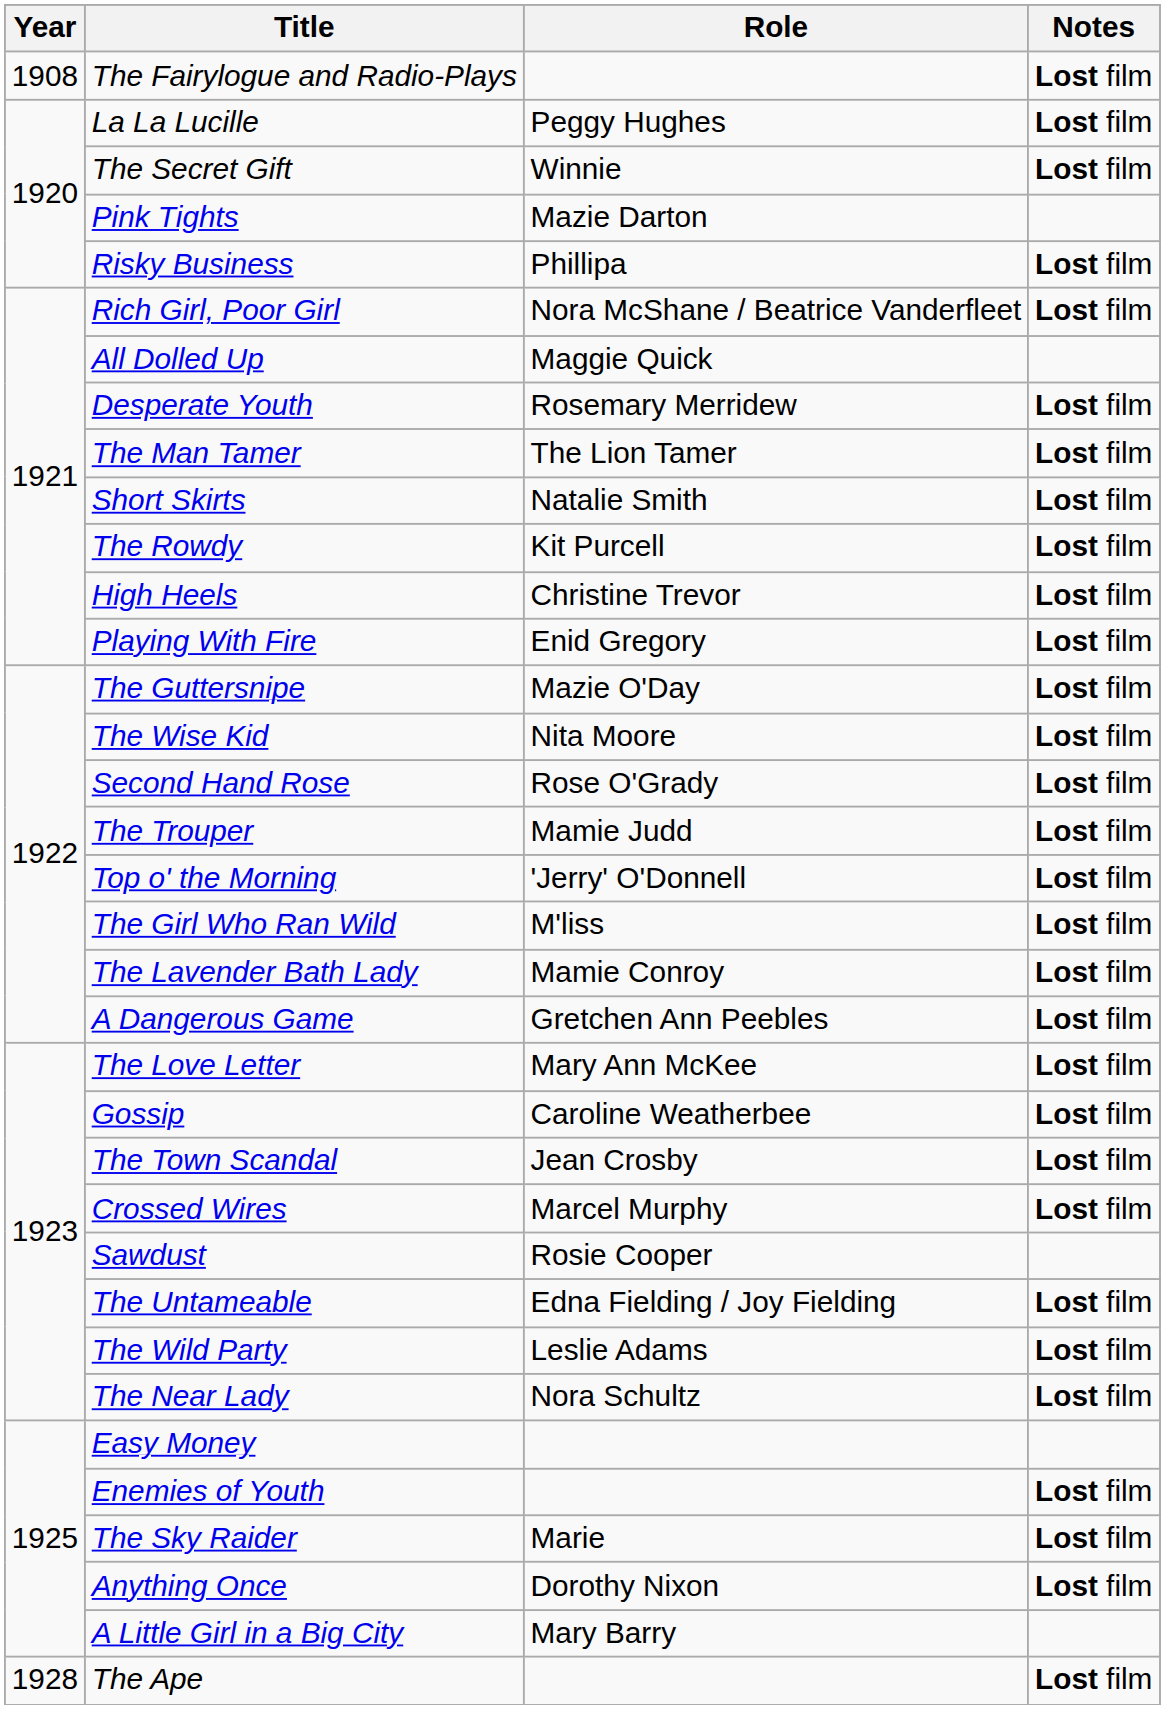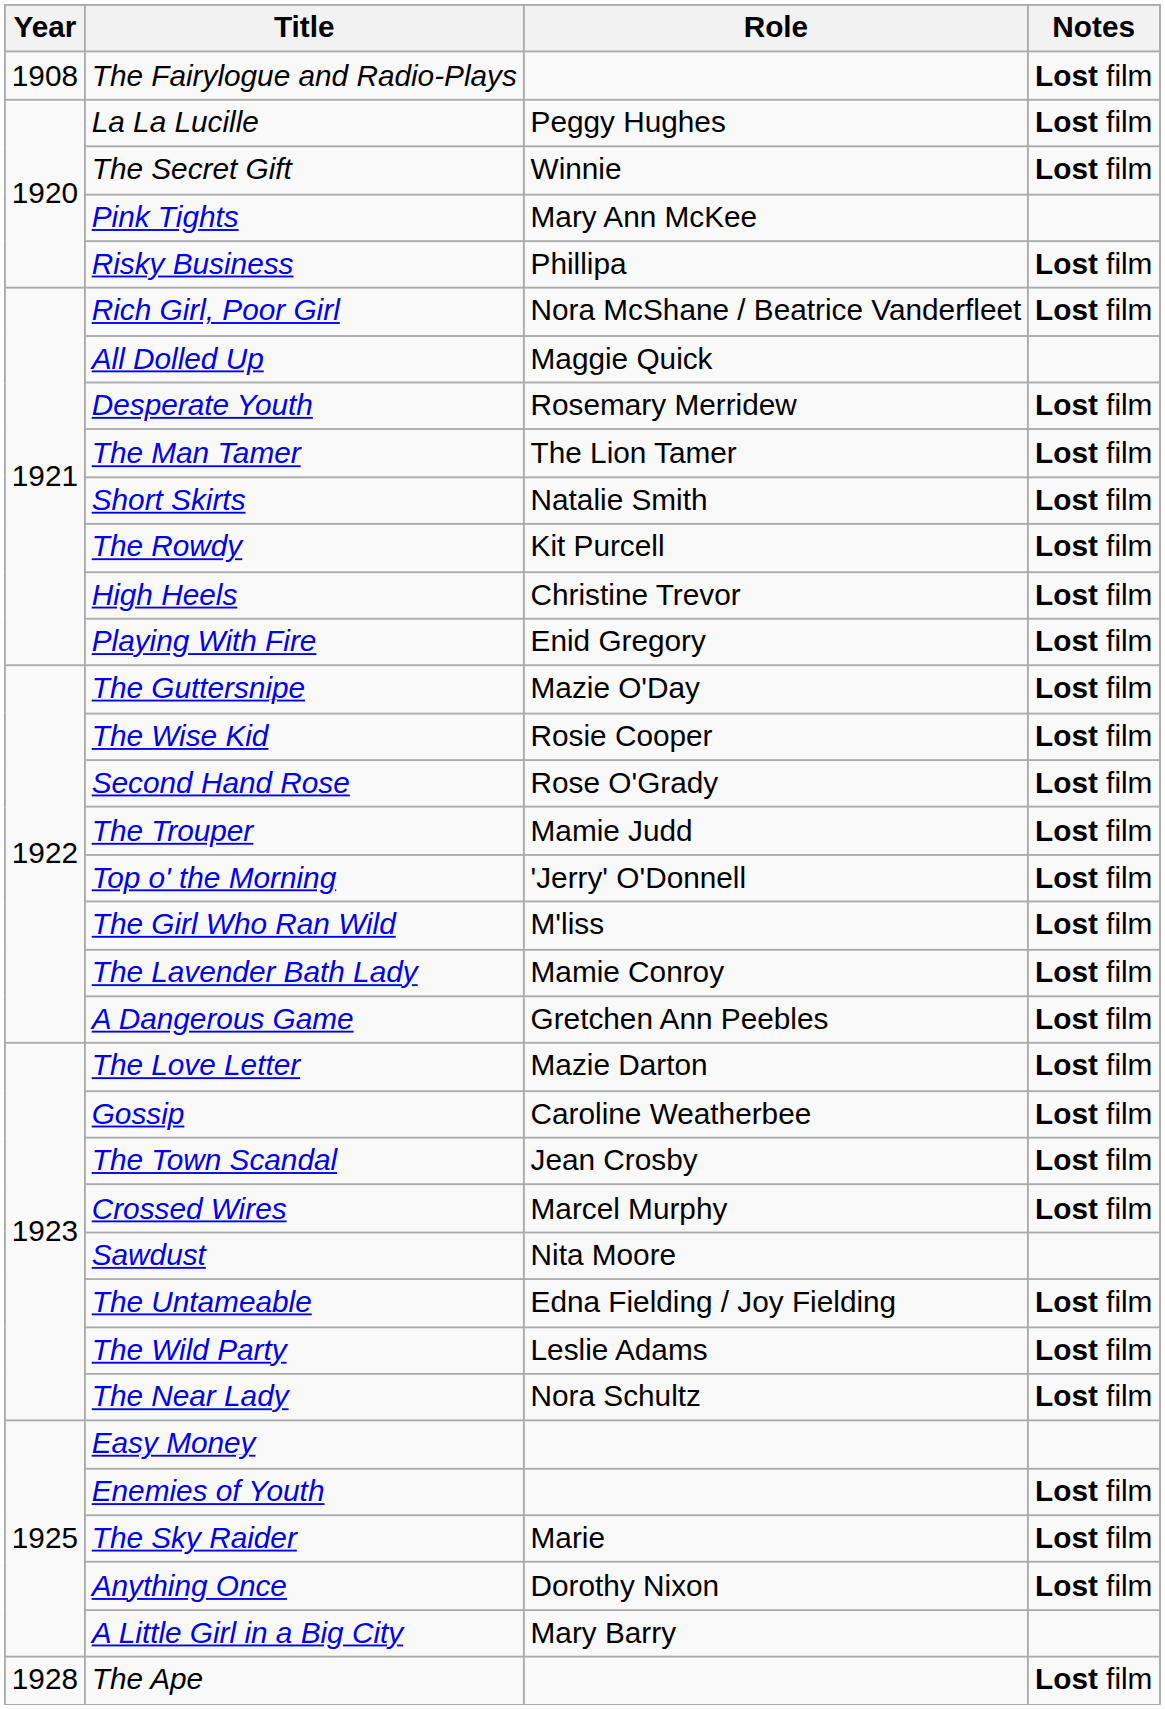(619, 216) Mazie Darton -> (644, 216) Mary Ann McKee
(603, 736) Nita Moore -> (622, 736) Rosie Cooper
(644, 1066) Mary Ann McKee -> (619, 1066) Mazie Darton
(622, 1255) Rosie Cooper -> (603, 1255) Nita Moore
